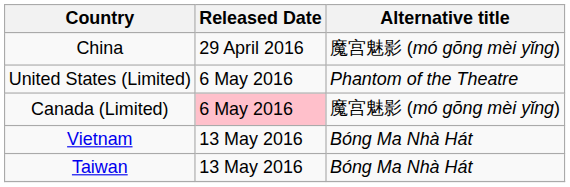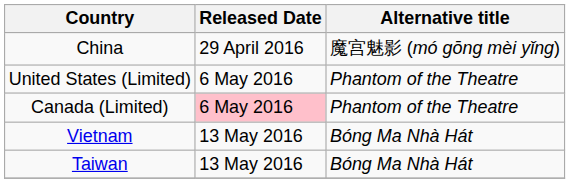(445, 108) 魔宫魅影 (mó gōng mèi yǐng) -> (424, 107) Phantom of the Theatre
